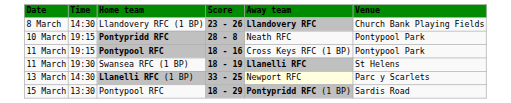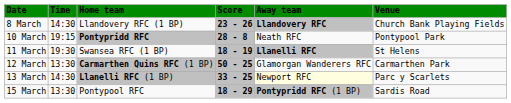- row: (225, 51)
+ row: (235, 64)
